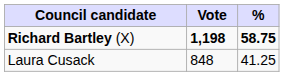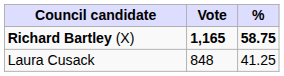(208, 37) 1,198 -> (208, 37) 1,165
